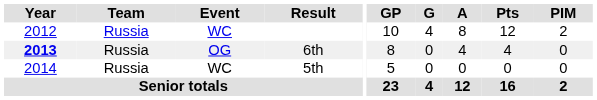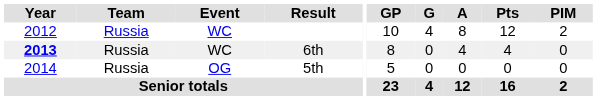(220, 50) OG -> (220, 50) WC
(220, 68) WC -> (220, 68) OG
